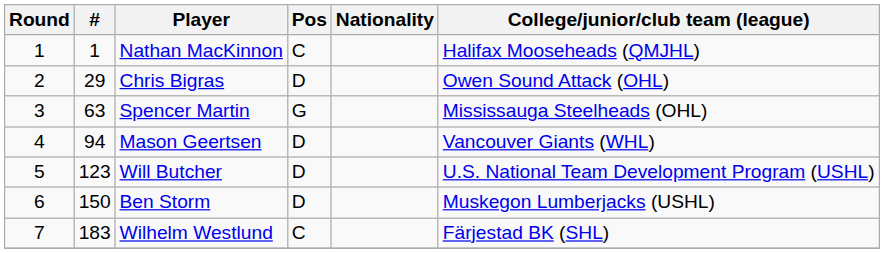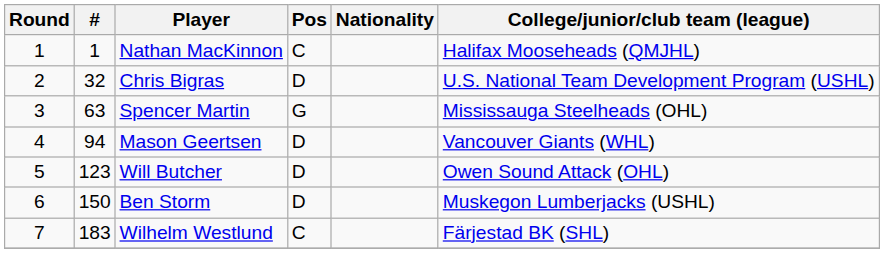(95, 80) 29 -> (95, 80) 32
(556, 80) Owen Sound Attack (OHL) -> (659, 80) U.S. National Team Development Program (USHL)
(659, 171) U.S. National Team Development Program (USHL) -> (556, 171) Owen Sound Attack (OHL)
